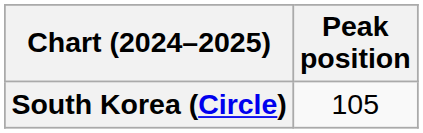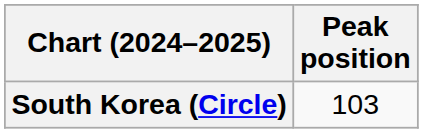(355, 104) 105 -> (355, 104) 103
